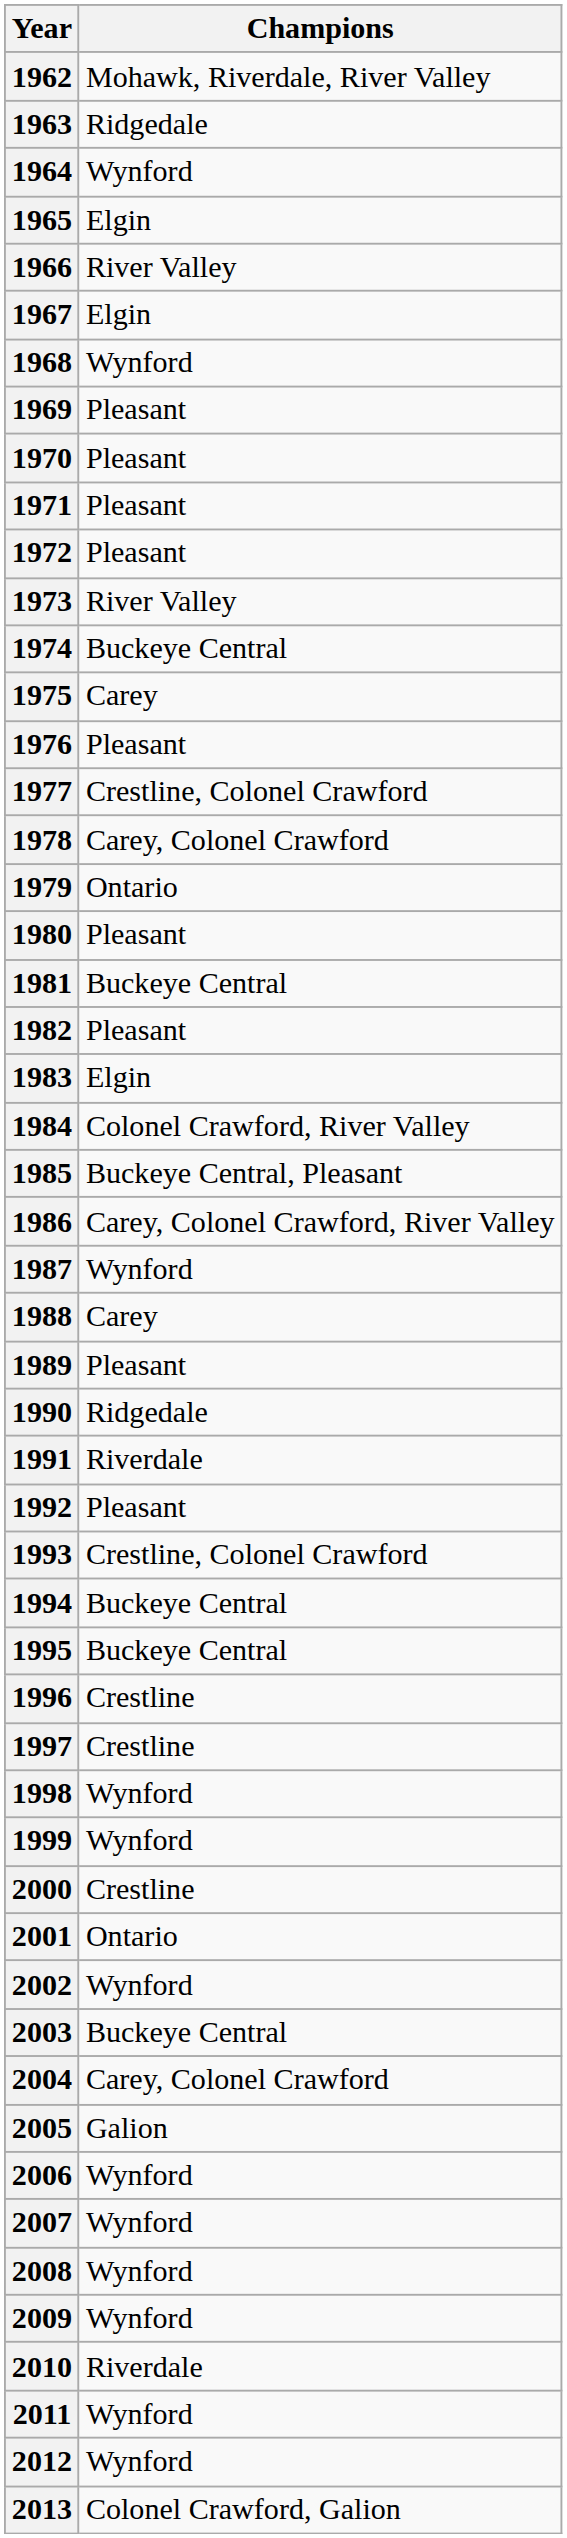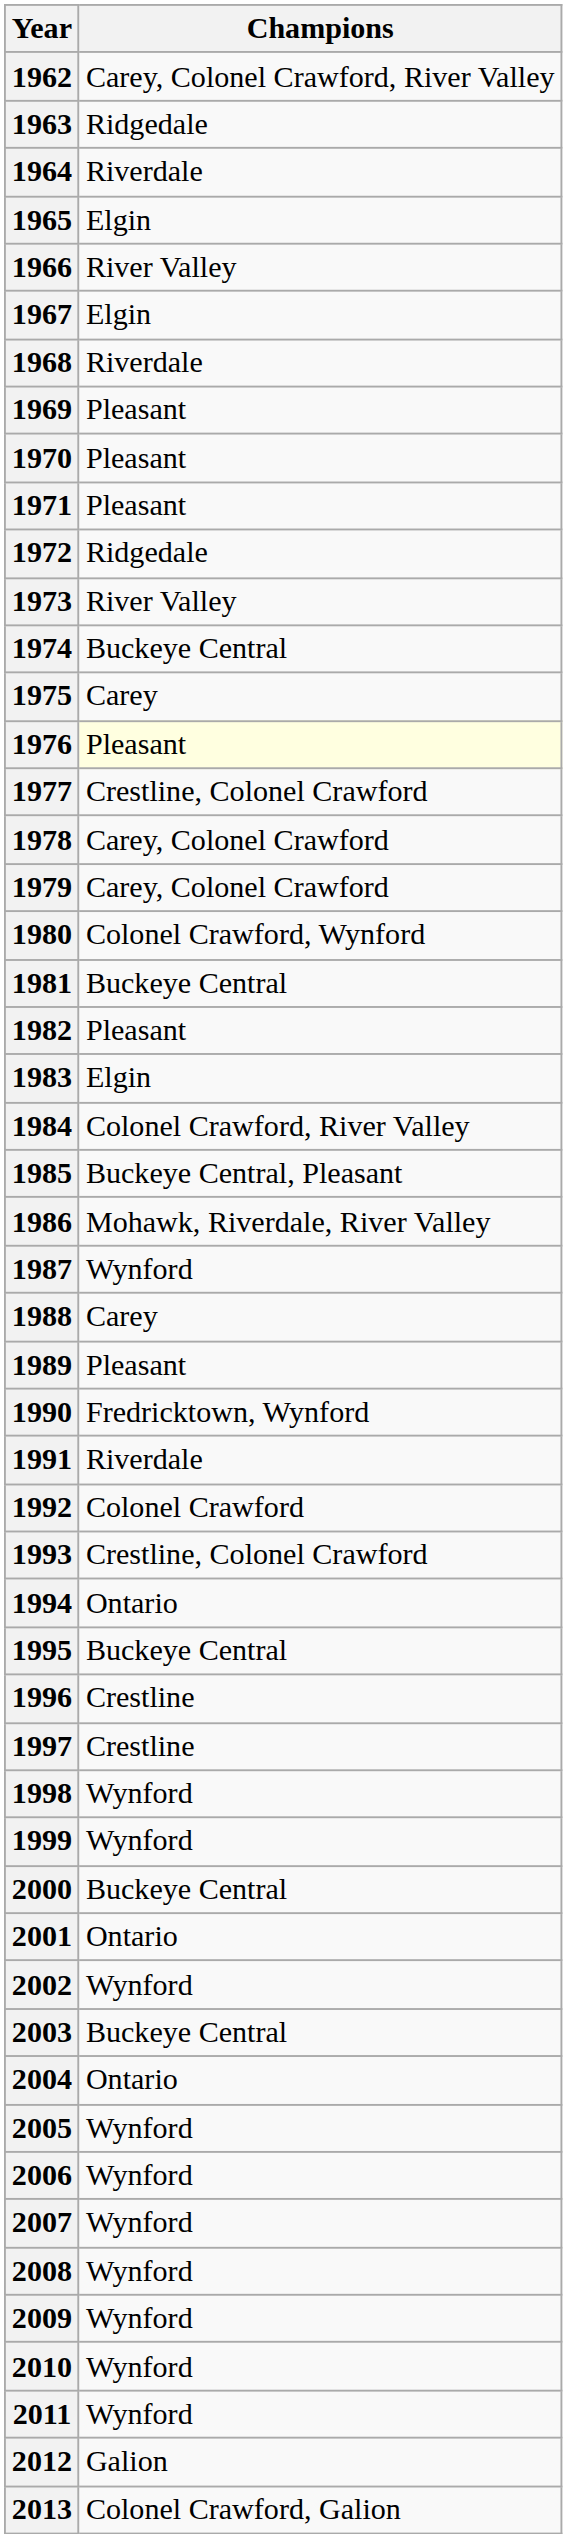(288, 76) Mohawk, Riverdale, River Valley -> (320, 76) Carey, Colonel Crawford, River Valley
(139, 171) Wynford -> (144, 171) Riverdale
(139, 362) Wynford -> (144, 362) Riverdale
(136, 553) Pleasant -> (147, 553) Ridgedale
(136, 743) no background -> (136, 743) lightyellow background
(132, 887) Ontario -> (237, 887) Carey, Colonel Crawford
(136, 934) Pleasant -> (256, 934) Colonel Crawford, Wynford
(320, 1220) Carey, Colonel Crawford, River Valley -> (288, 1220) Mohawk, Riverdale, River Valley
(147, 1411) Ridgedale -> (228, 1411) Fredricktown, Wynford
(136, 1507) Pleasant -> (195, 1507) Colonel Crawford
(187, 1602) Buckeye Central -> (132, 1602) Ontario
(140, 1888) Crestline -> (187, 1888) Buckeye Central
(237, 2079) Carey, Colonel Crawford -> (132, 2079) Ontario
(127, 2127) Galion -> (139, 2127) Wynford
(144, 2365) Riverdale -> (139, 2365) Wynford
(139, 2461) Wynford -> (127, 2461) Galion
